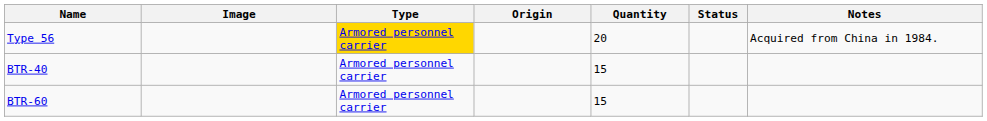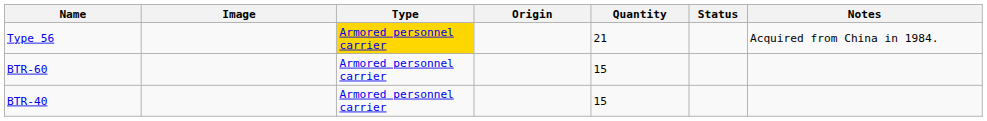(600, 38) 20 -> (600, 38) 21
rows swapped: (27, 69) <-> (27, 100)
